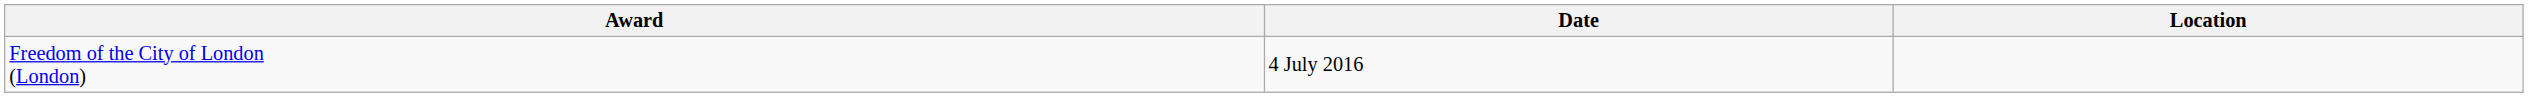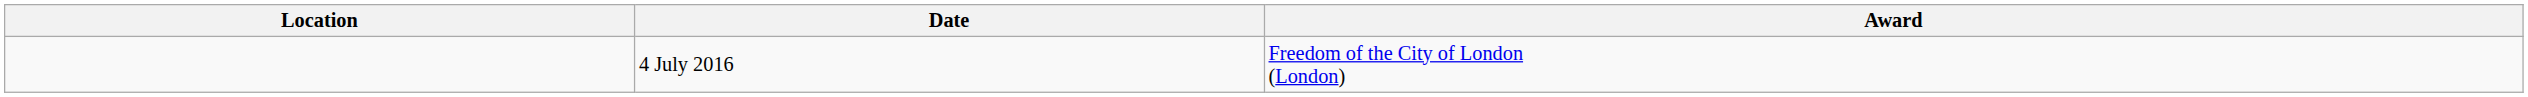columns swapped: (2208, 20) <-> (634, 20)
